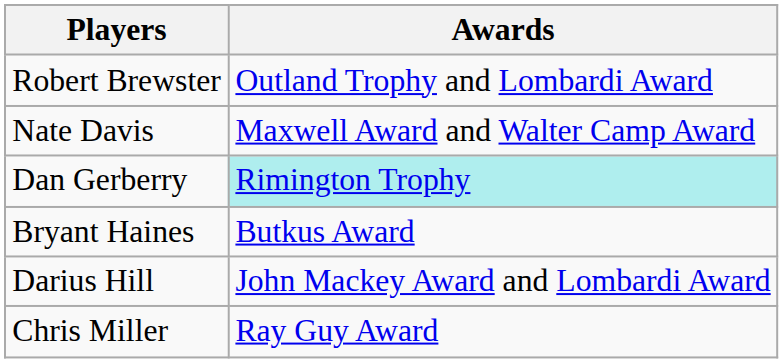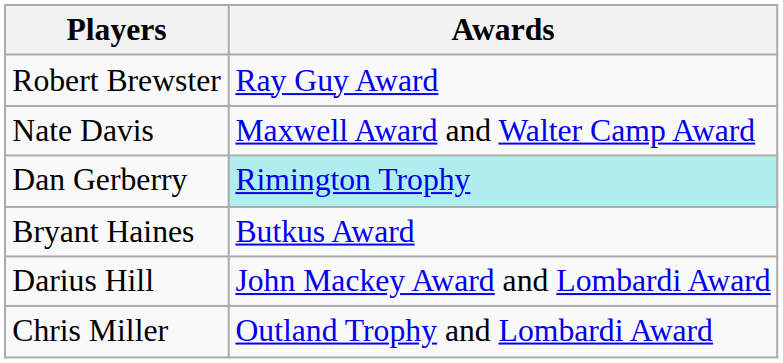(474, 79) Outland Trophy and Lombardi Award -> (337, 79) Ray Guy Award
(337, 331) Ray Guy Award -> (474, 331) Outland Trophy and Lombardi Award
